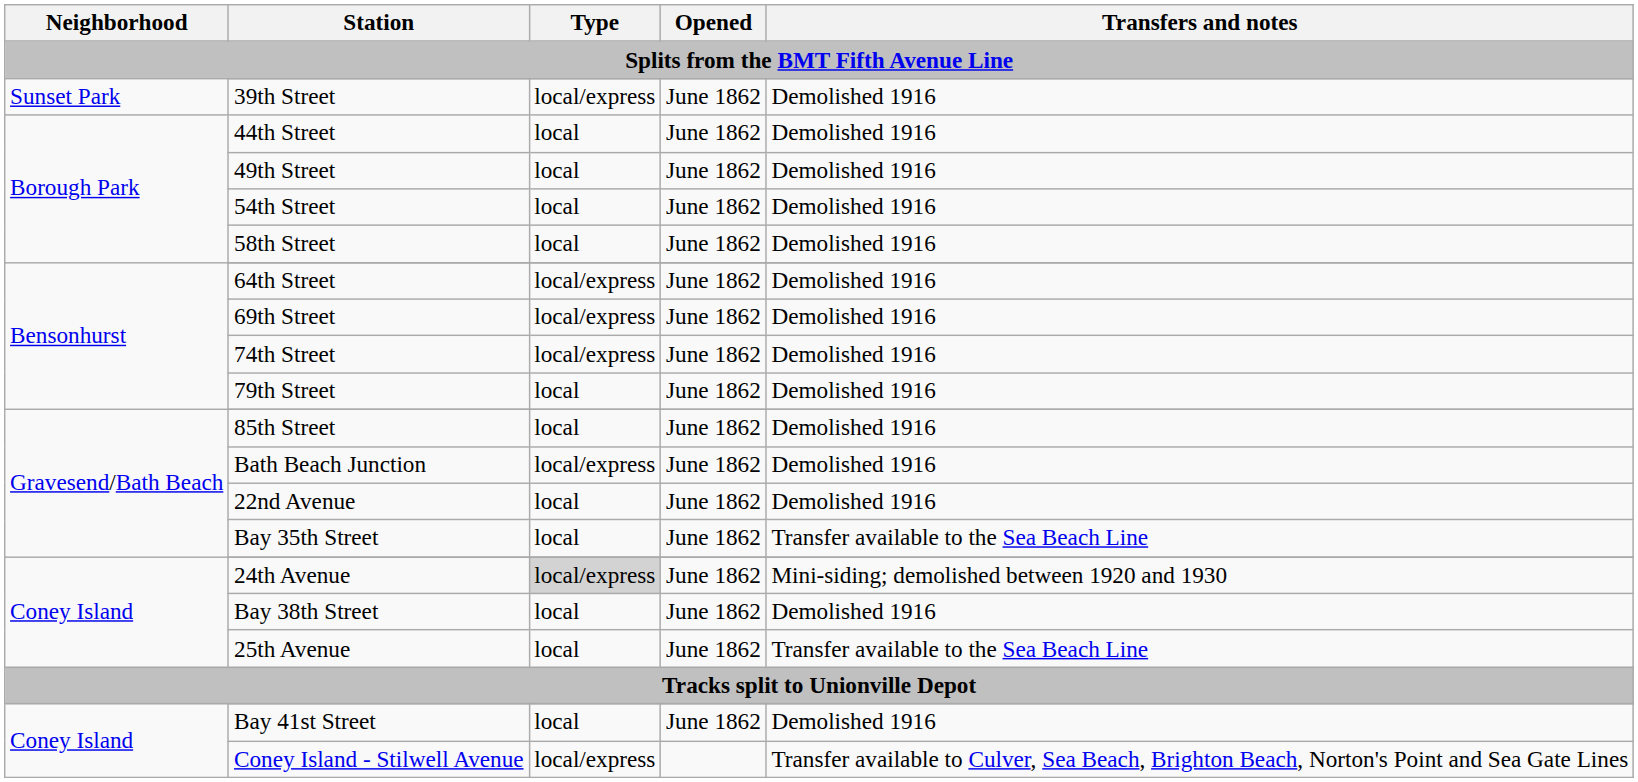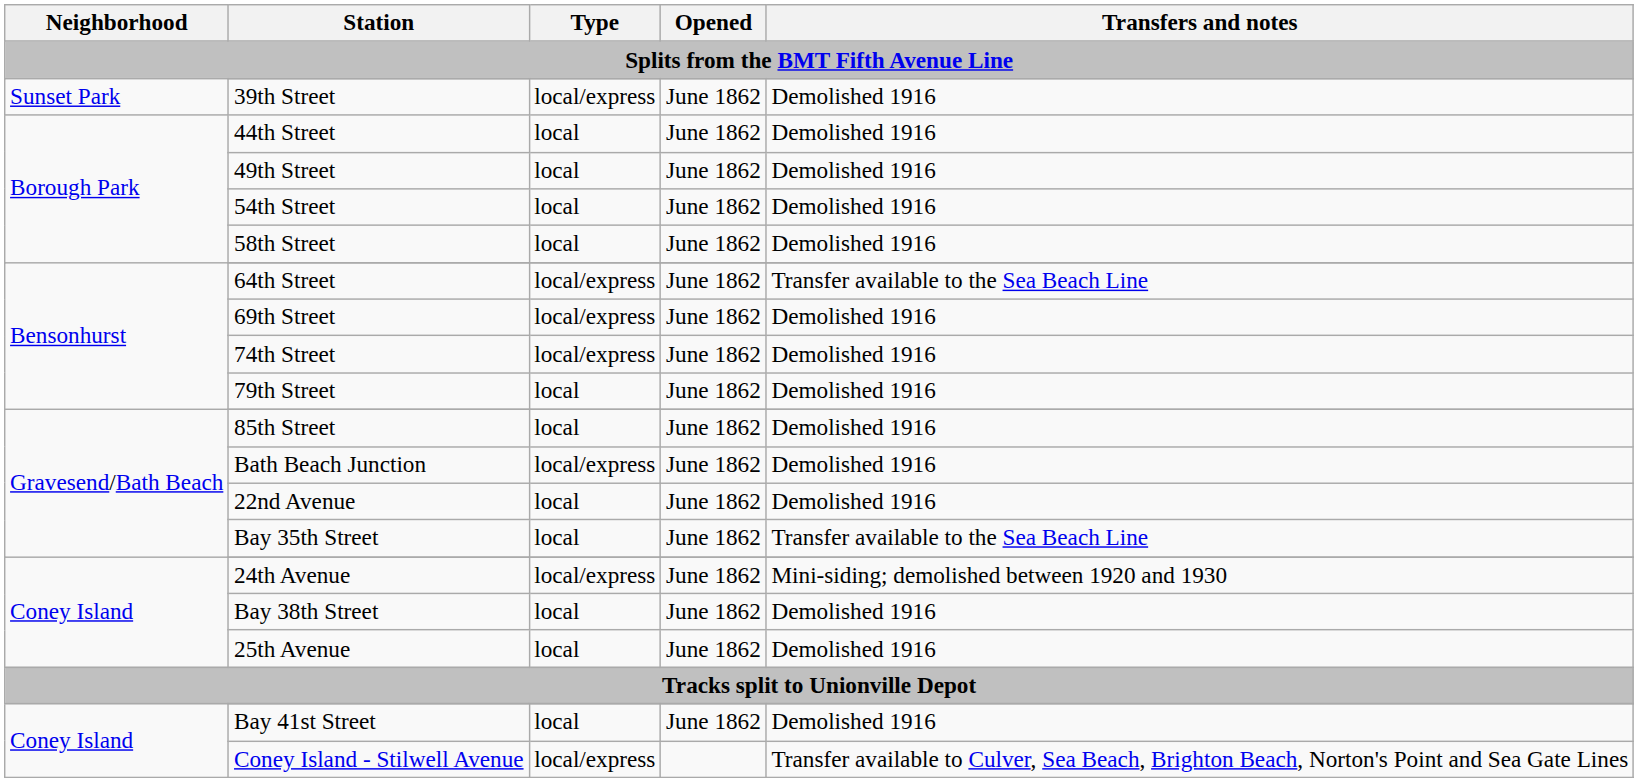(854, 280) Demolished 1916 -> (960, 280) Transfer available to the Sea Beach Line
(595, 574) lightgrey background -> (595, 574) no background
(960, 648) Transfer available to the Sea Beach Line -> (854, 648) Demolished 1916
